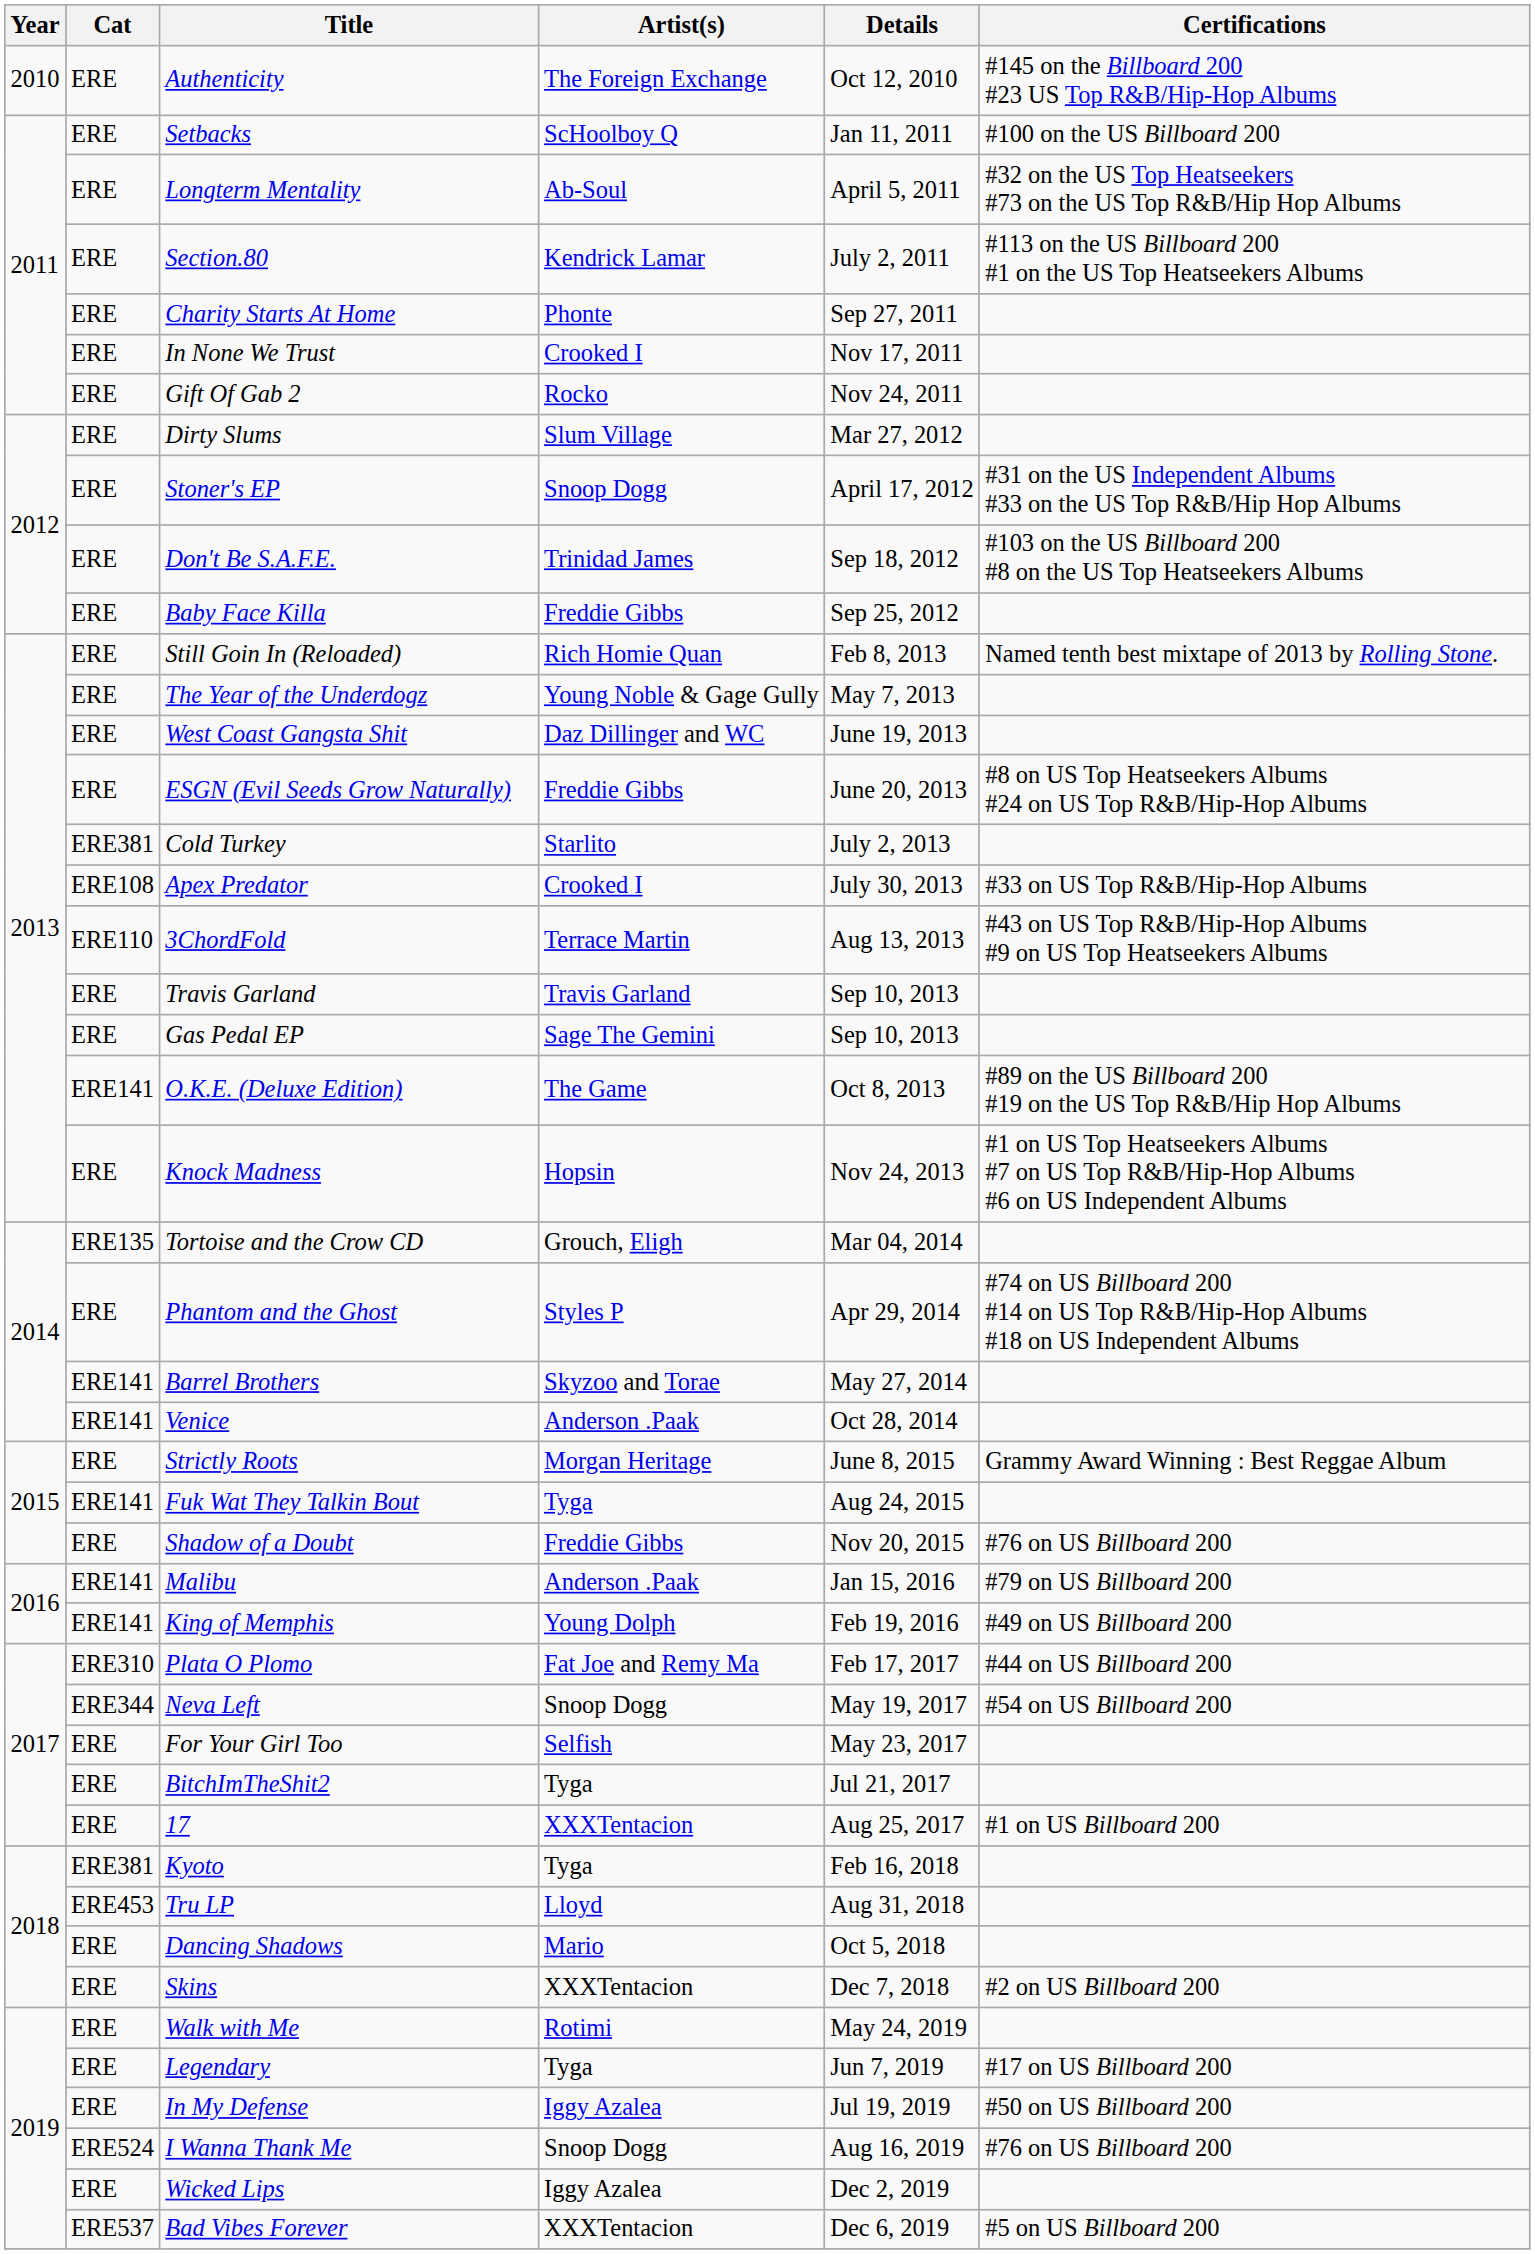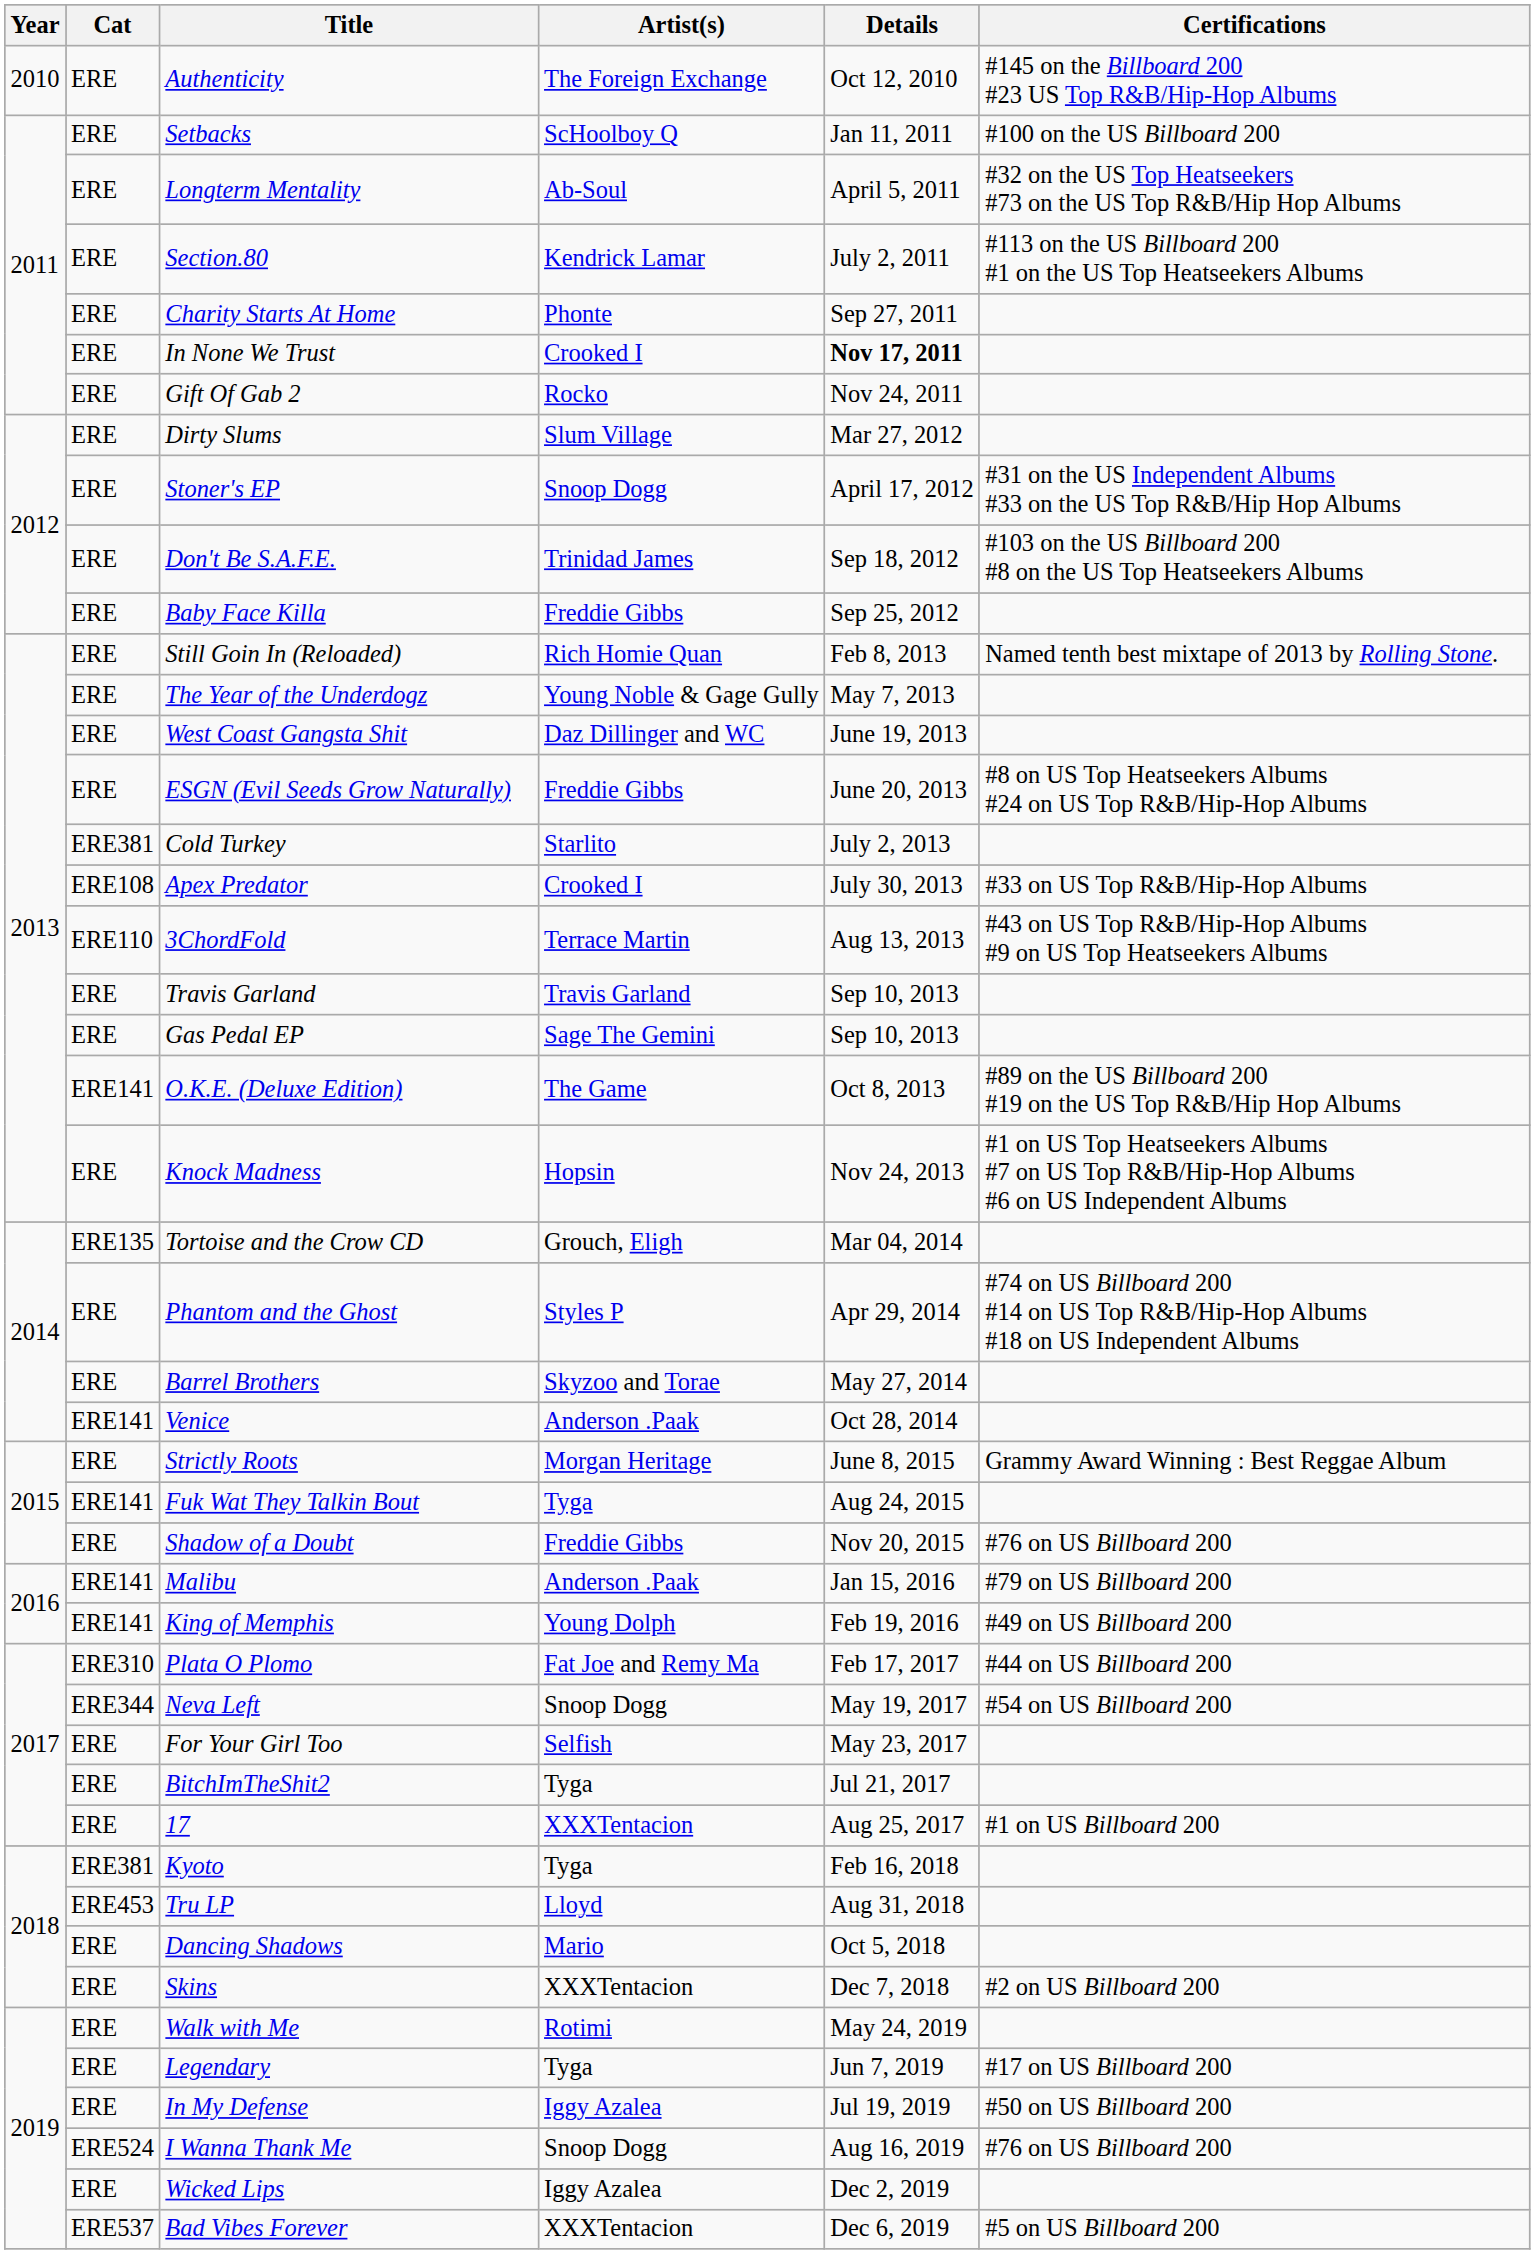(897, 354) normal -> (897, 354) bold
(112, 1381) ERE141 -> (94, 1381) ERE
